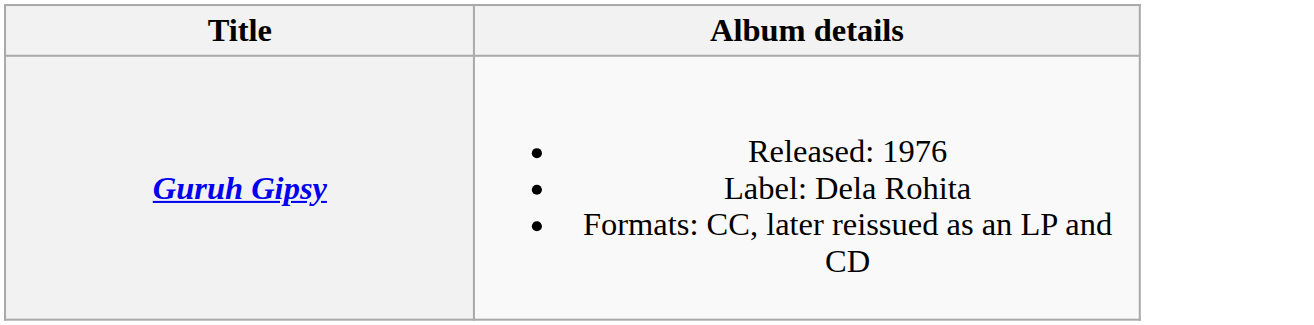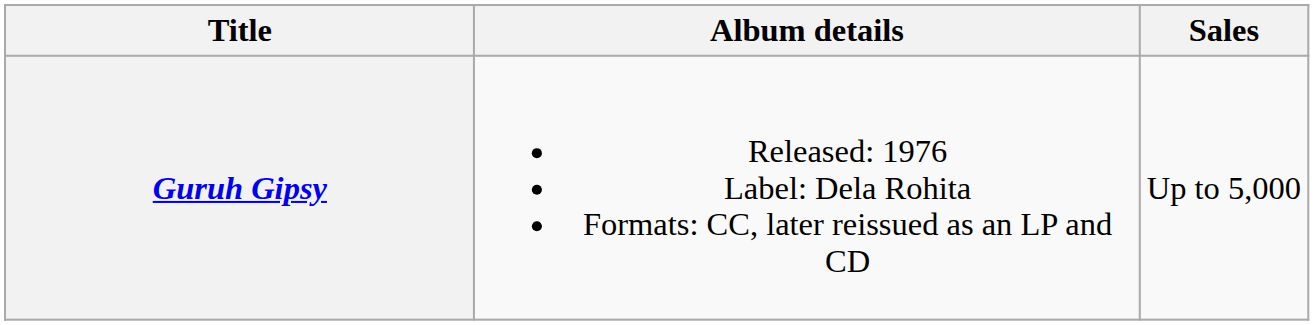+ column: (1224, 30)
